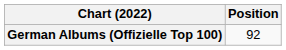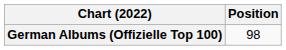(253, 34) 92 -> (253, 34) 98
